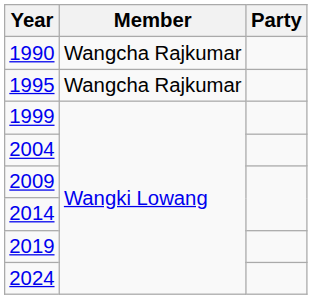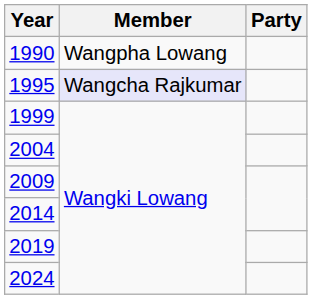(153, 52) Wangcha Rajkumar -> (145, 52) Wangpha Lowang
(153, 85) no background -> (153, 85) lavender background
